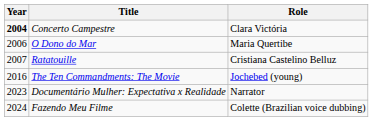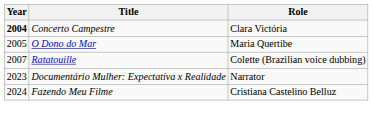(17, 44) 2006 -> (17, 44) 2005
(283, 60) Cristiana Castelino Belluz -> (298, 60) Colette (Brazilian voice dubbing)
- row: (105, 76)
(298, 108) Colette (Brazilian voice dubbing) -> (283, 92) Cristiana Castelino Belluz
